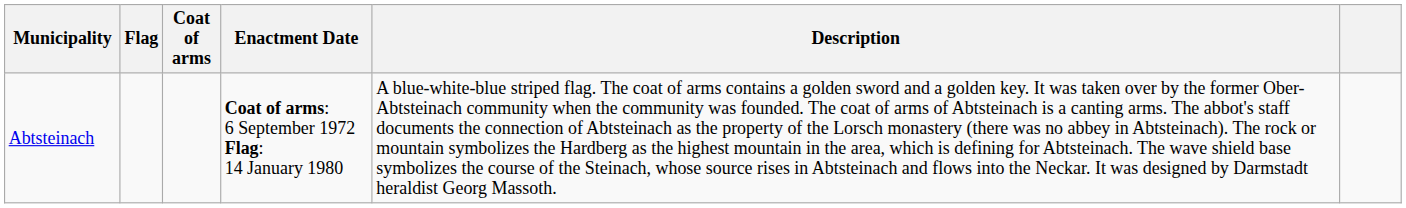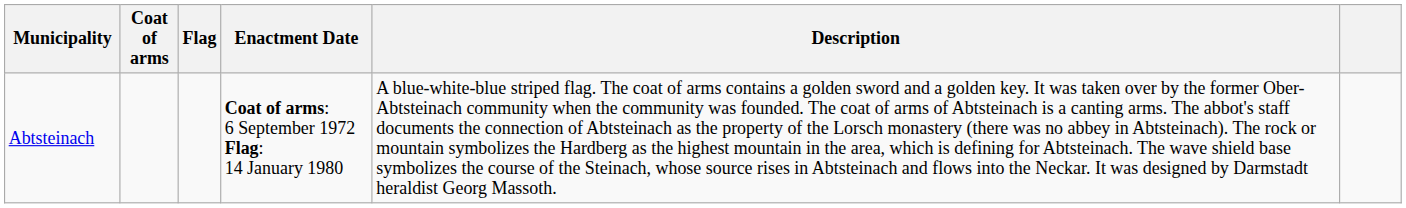columns swapped: (141, 38) <-> (192, 38)
